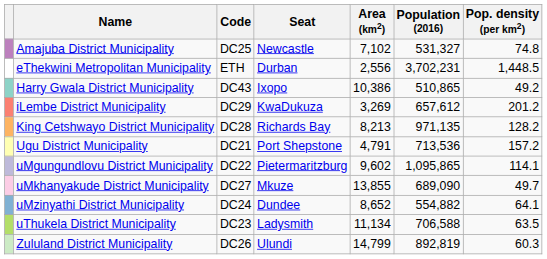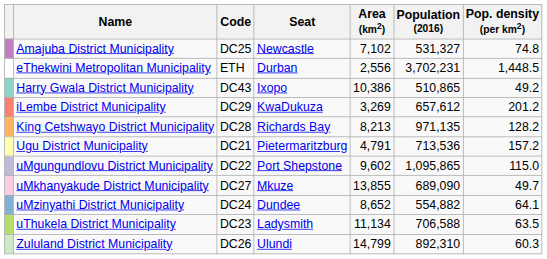(300, 146) Port Shepstone -> (302, 146) Pietermaritzburg
(302, 166) Pietermaritzburg -> (300, 166) Port Shepstone
(524, 166) 114.1 -> (524, 166) 115.0
(438, 244) 892,819 -> (438, 244) 892,310
